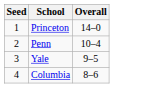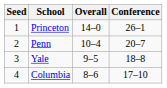+ column: (135, 12)
